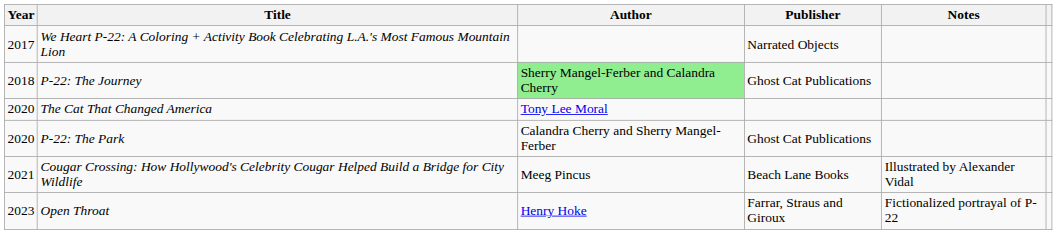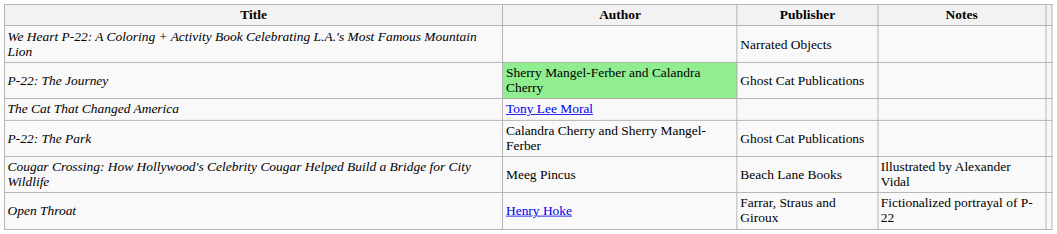- column: (21, 15)
